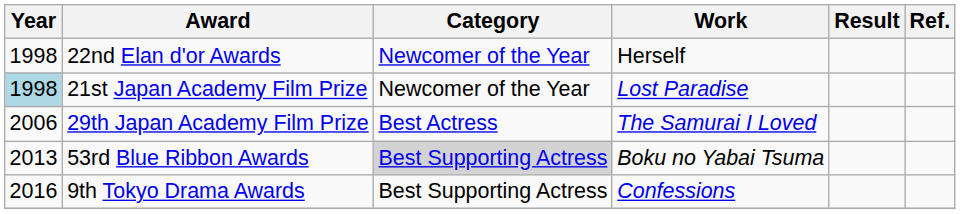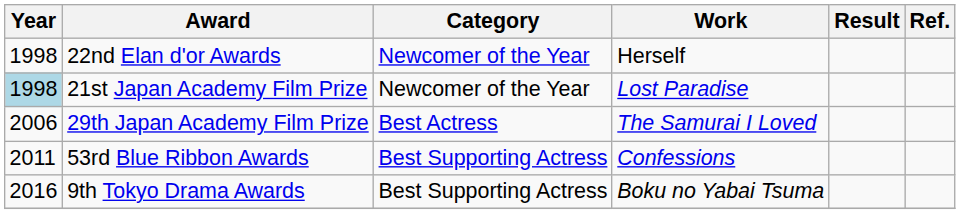(33, 157) 2013 -> (33, 157) 2011
(493, 157) lightgrey background -> (493, 157) no background
(721, 157) Boku no Yabai Tsuma -> (676, 157) Confessions
(676, 191) Confessions -> (721, 191) Boku no Yabai Tsuma
